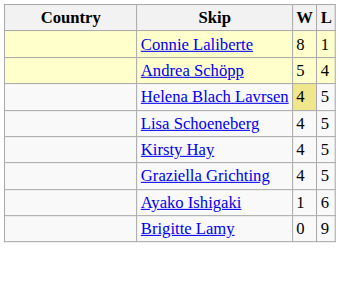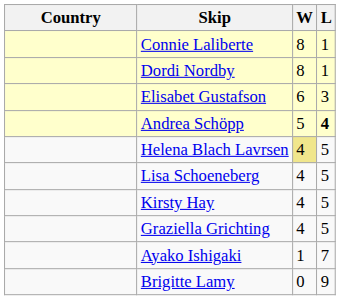+ row: (188, 70)
+ row: (203, 96)
(325, 70) normal -> (325, 123) bold
(325, 202) 6 -> (325, 255) 7
